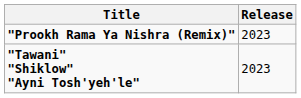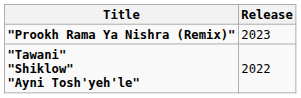(256, 68) 2023 -> (256, 68) 2022
